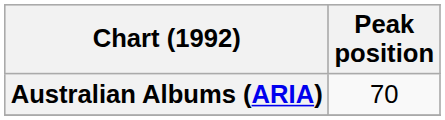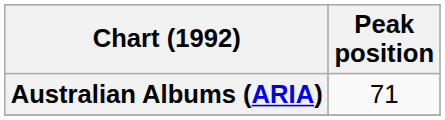(384, 94) 70 -> (384, 94) 71
